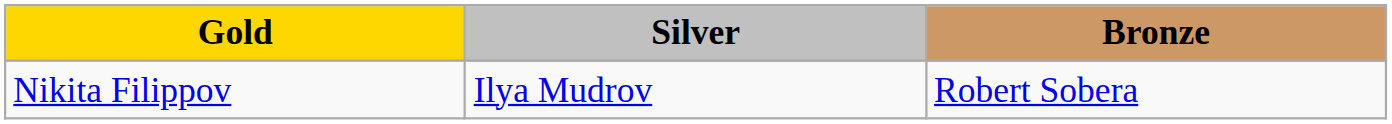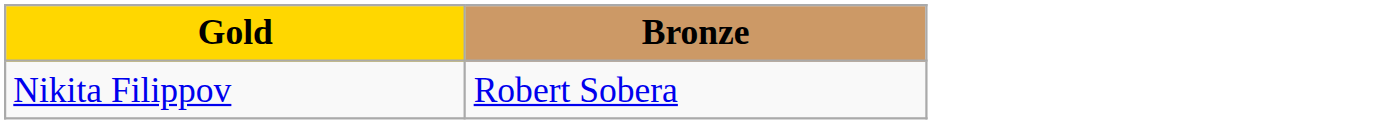- column: (696, 32)
